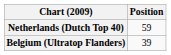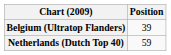rows swapped: (66, 43) <-> (66, 27)
